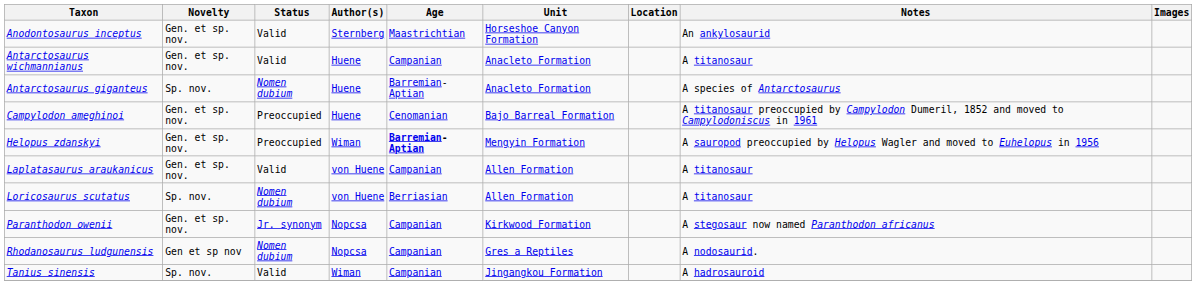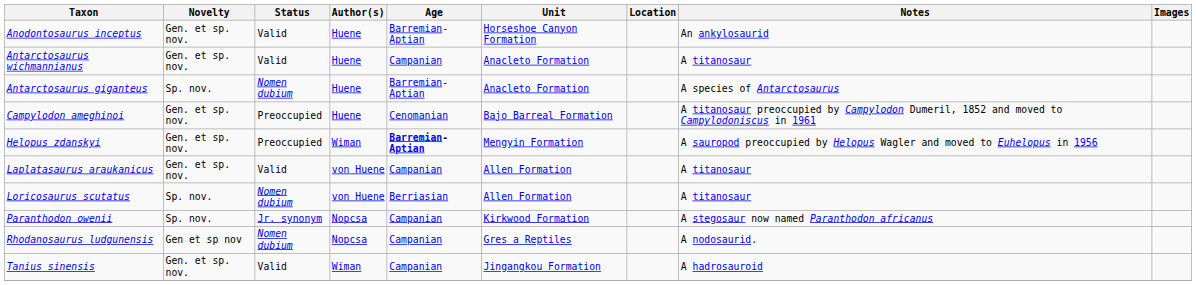(358, 34) Sternberg -> (347, 34) Huene
(427, 34) Maastrichtian -> (419, 34) Barremian-Aptian
(198, 224) Gen. et sp. nov. -> (189, 218) Sp. nov.
(189, 272) Sp. nov. -> (198, 267) Gen. et sp. nov.
